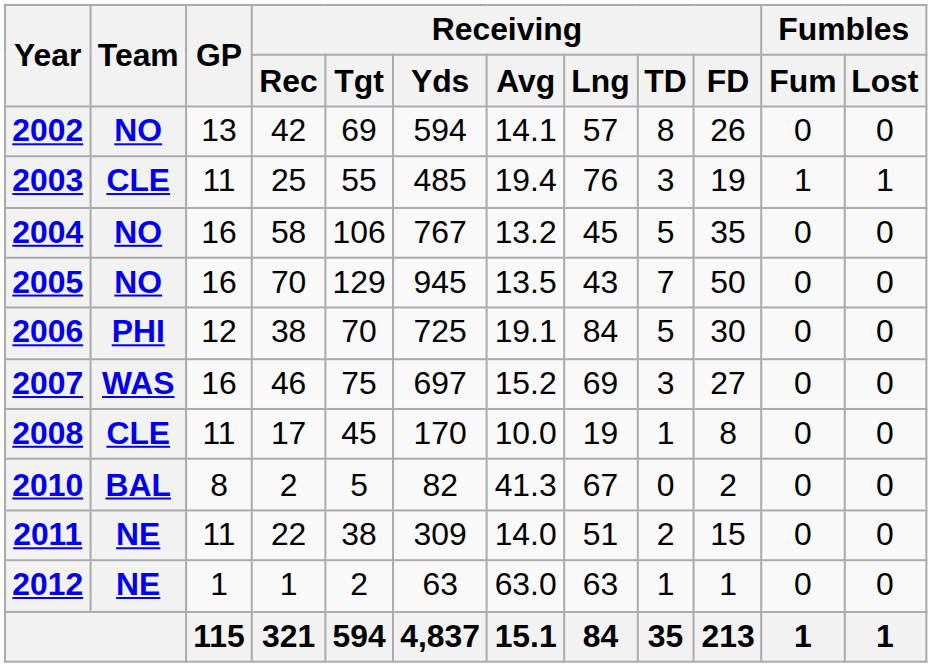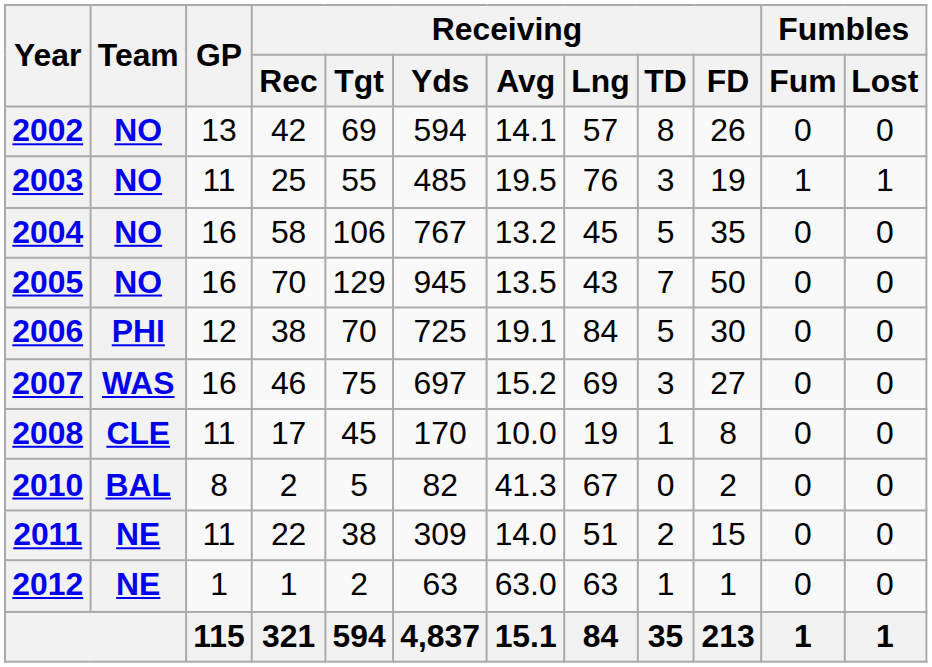(138, 181) CLE -> (138, 181) NO
(526, 181) 19.4 -> (526, 181) 19.5
